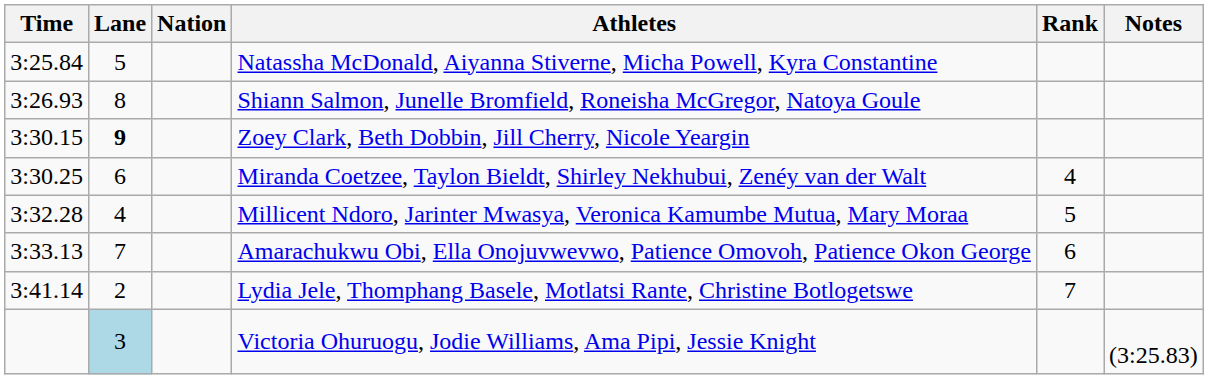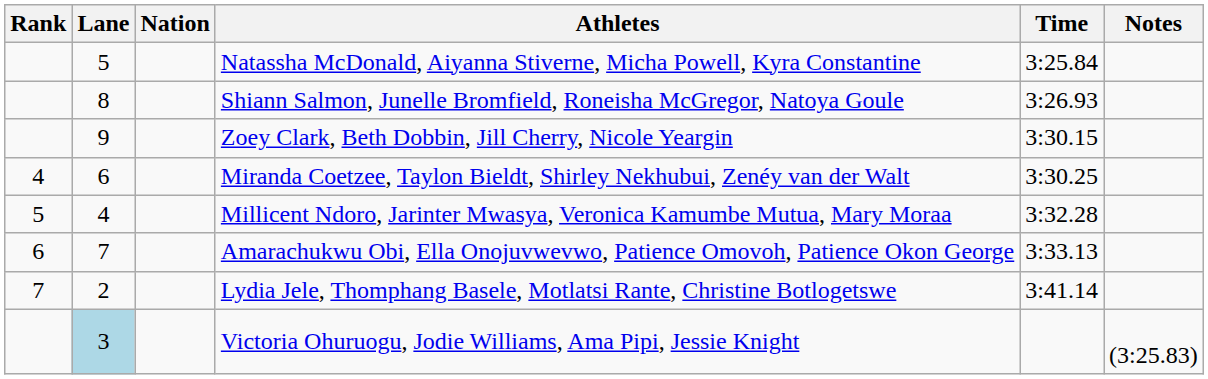columns swapped: (1070, 23) <-> (47, 23)
(120, 137) bold -> (103, 137) normal
